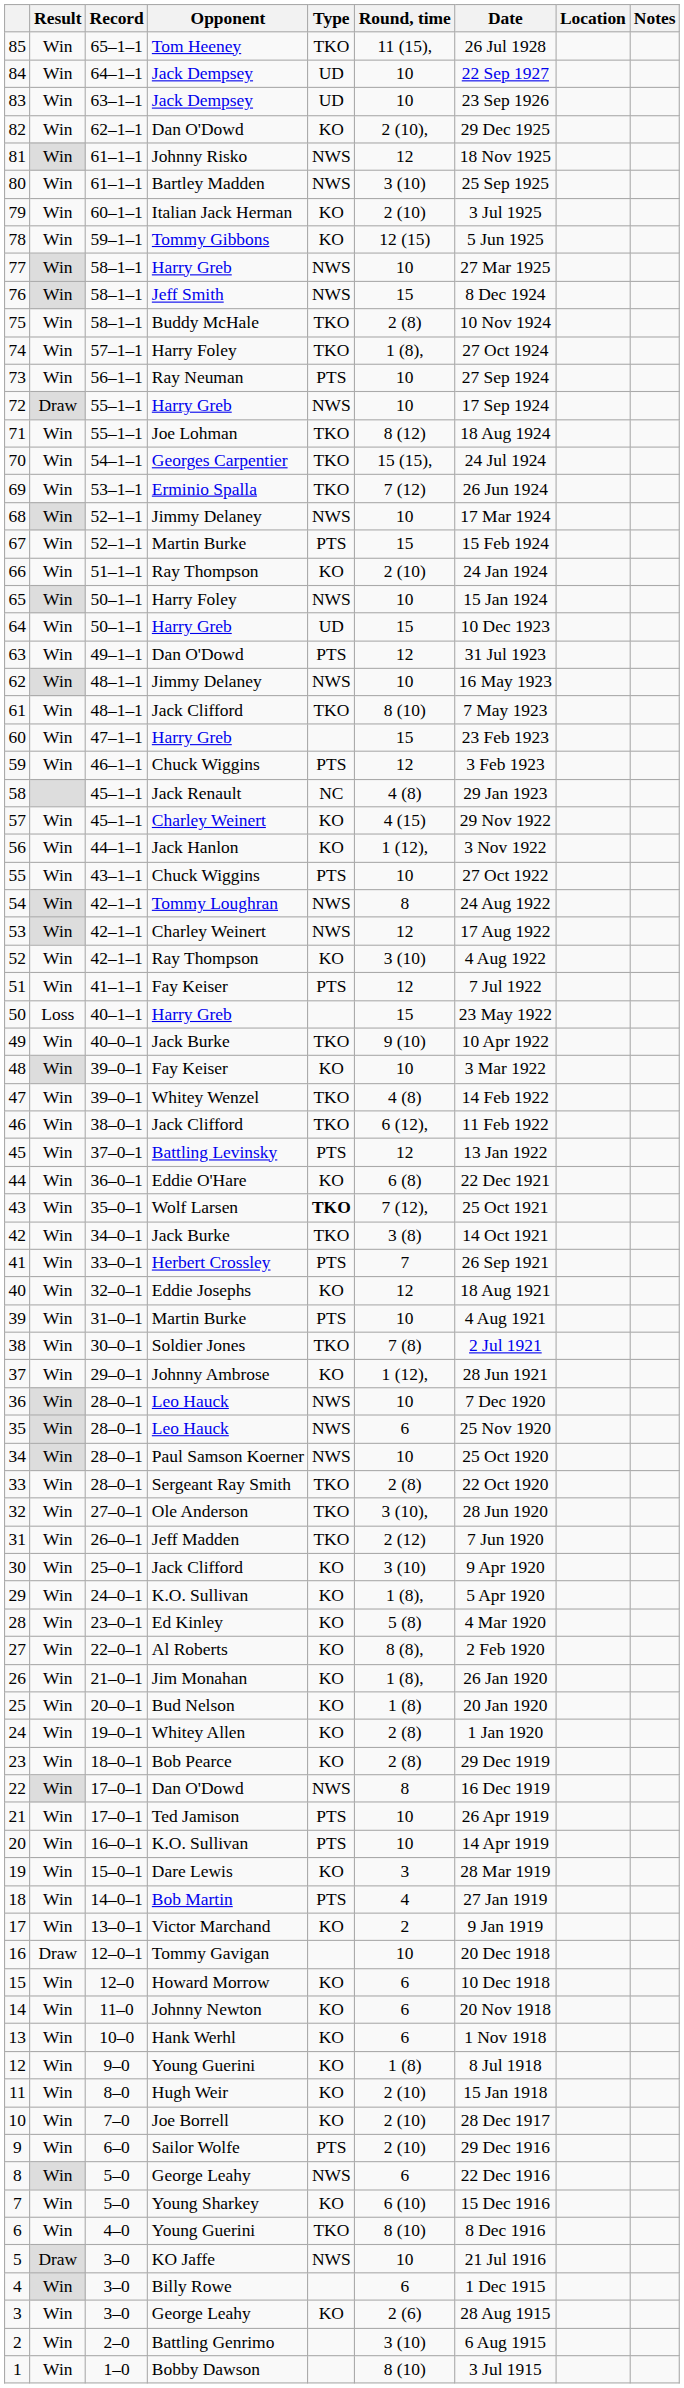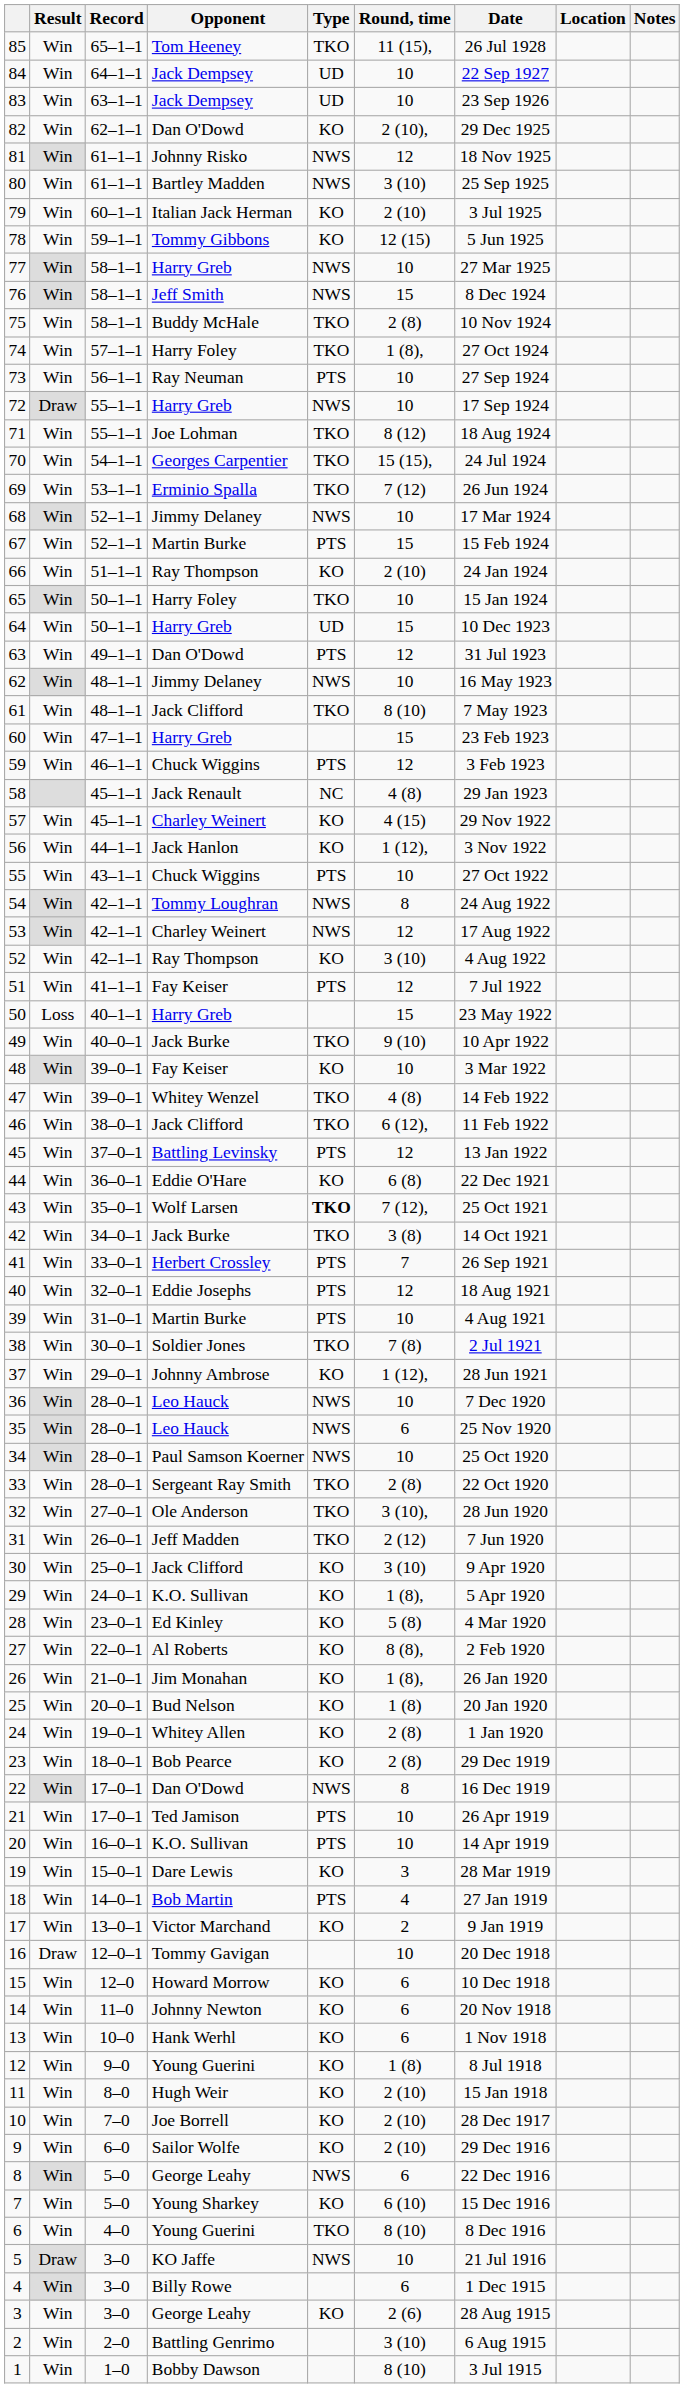(331, 599) NWS -> (331, 599) TKO
(331, 1290) KO -> (331, 1290) PTS
(331, 2148) PTS -> (331, 2148) KO
